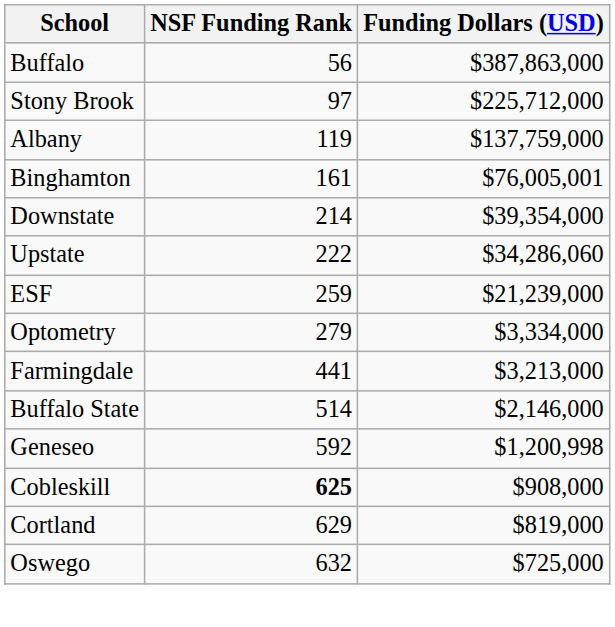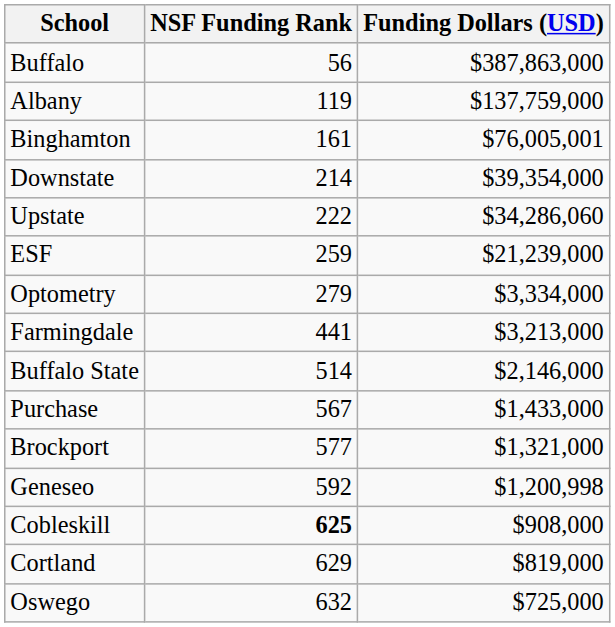- row: (72, 100)
+ row: (54, 409)
+ row: (60, 448)
